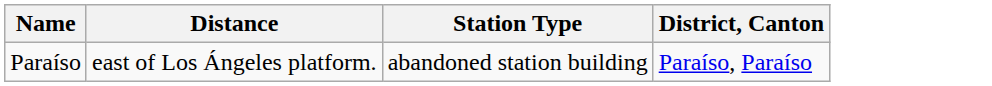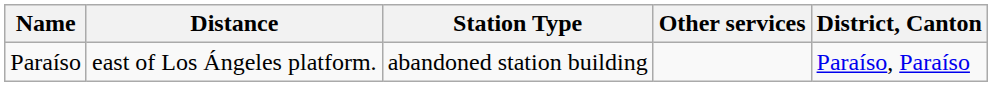+ column: (732, 23)
